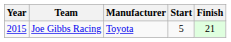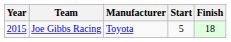(210, 29) 21 -> (210, 29) 18
